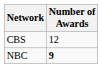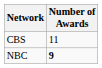(54, 39) 12 -> (54, 39) 11
